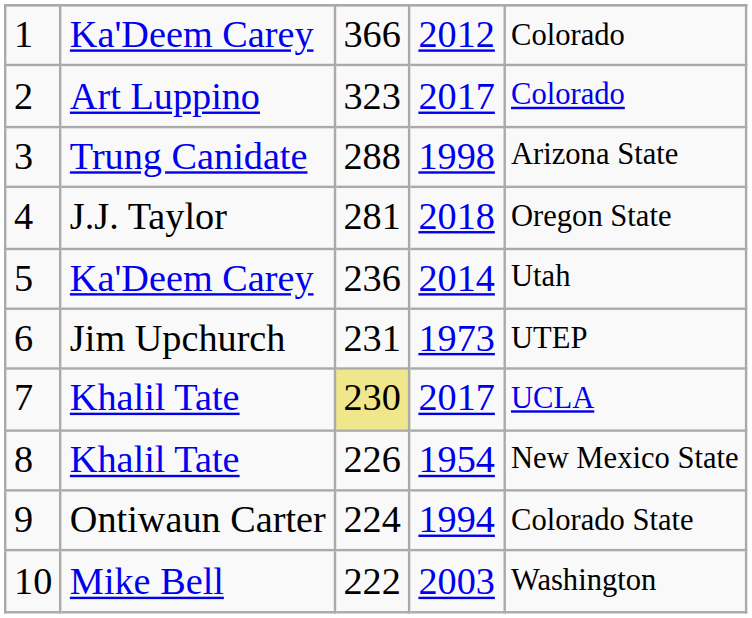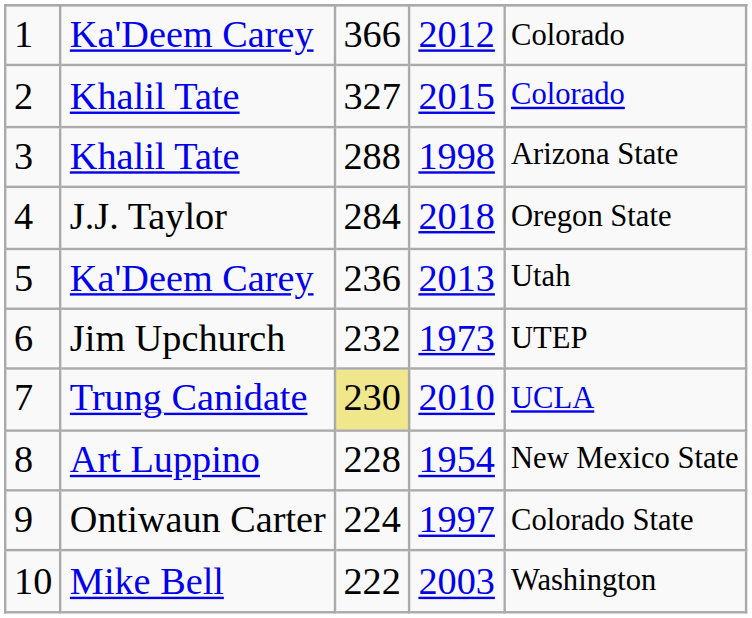(165, 95) Art Luppino -> (155, 95) Khalil Tate
(372, 95) 323 -> (372, 95) 327
(457, 95) 2017 -> (457, 95) 2015
(189, 156) Trung Canidate -> (155, 156) Khalil Tate
(372, 216) 281 -> (372, 216) 284
(457, 277) 2014 -> (457, 277) 2013
(372, 338) 231 -> (372, 338) 232
(155, 398) Khalil Tate -> (189, 398) Trung Canidate
(457, 398) 2017 -> (457, 398) 2010
(155, 459) Khalil Tate -> (165, 459) Art Luppino
(372, 459) 226 -> (372, 459) 228
(457, 519) 1994 -> (457, 519) 1997
